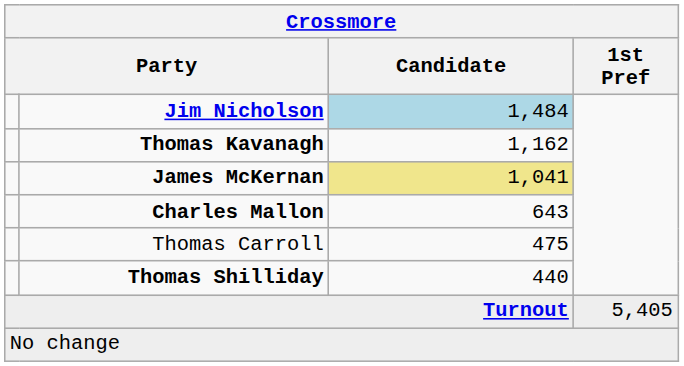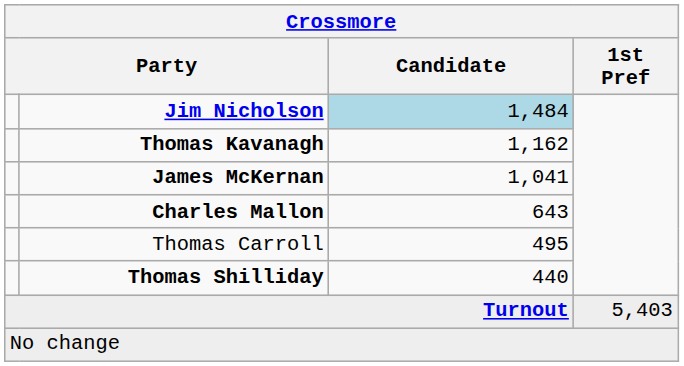(538, 178) khaki background -> (538, 178) no background
(550, 245) 475 -> (550, 245) 495
(642, 311) 5,405 -> (642, 311) 5,403
